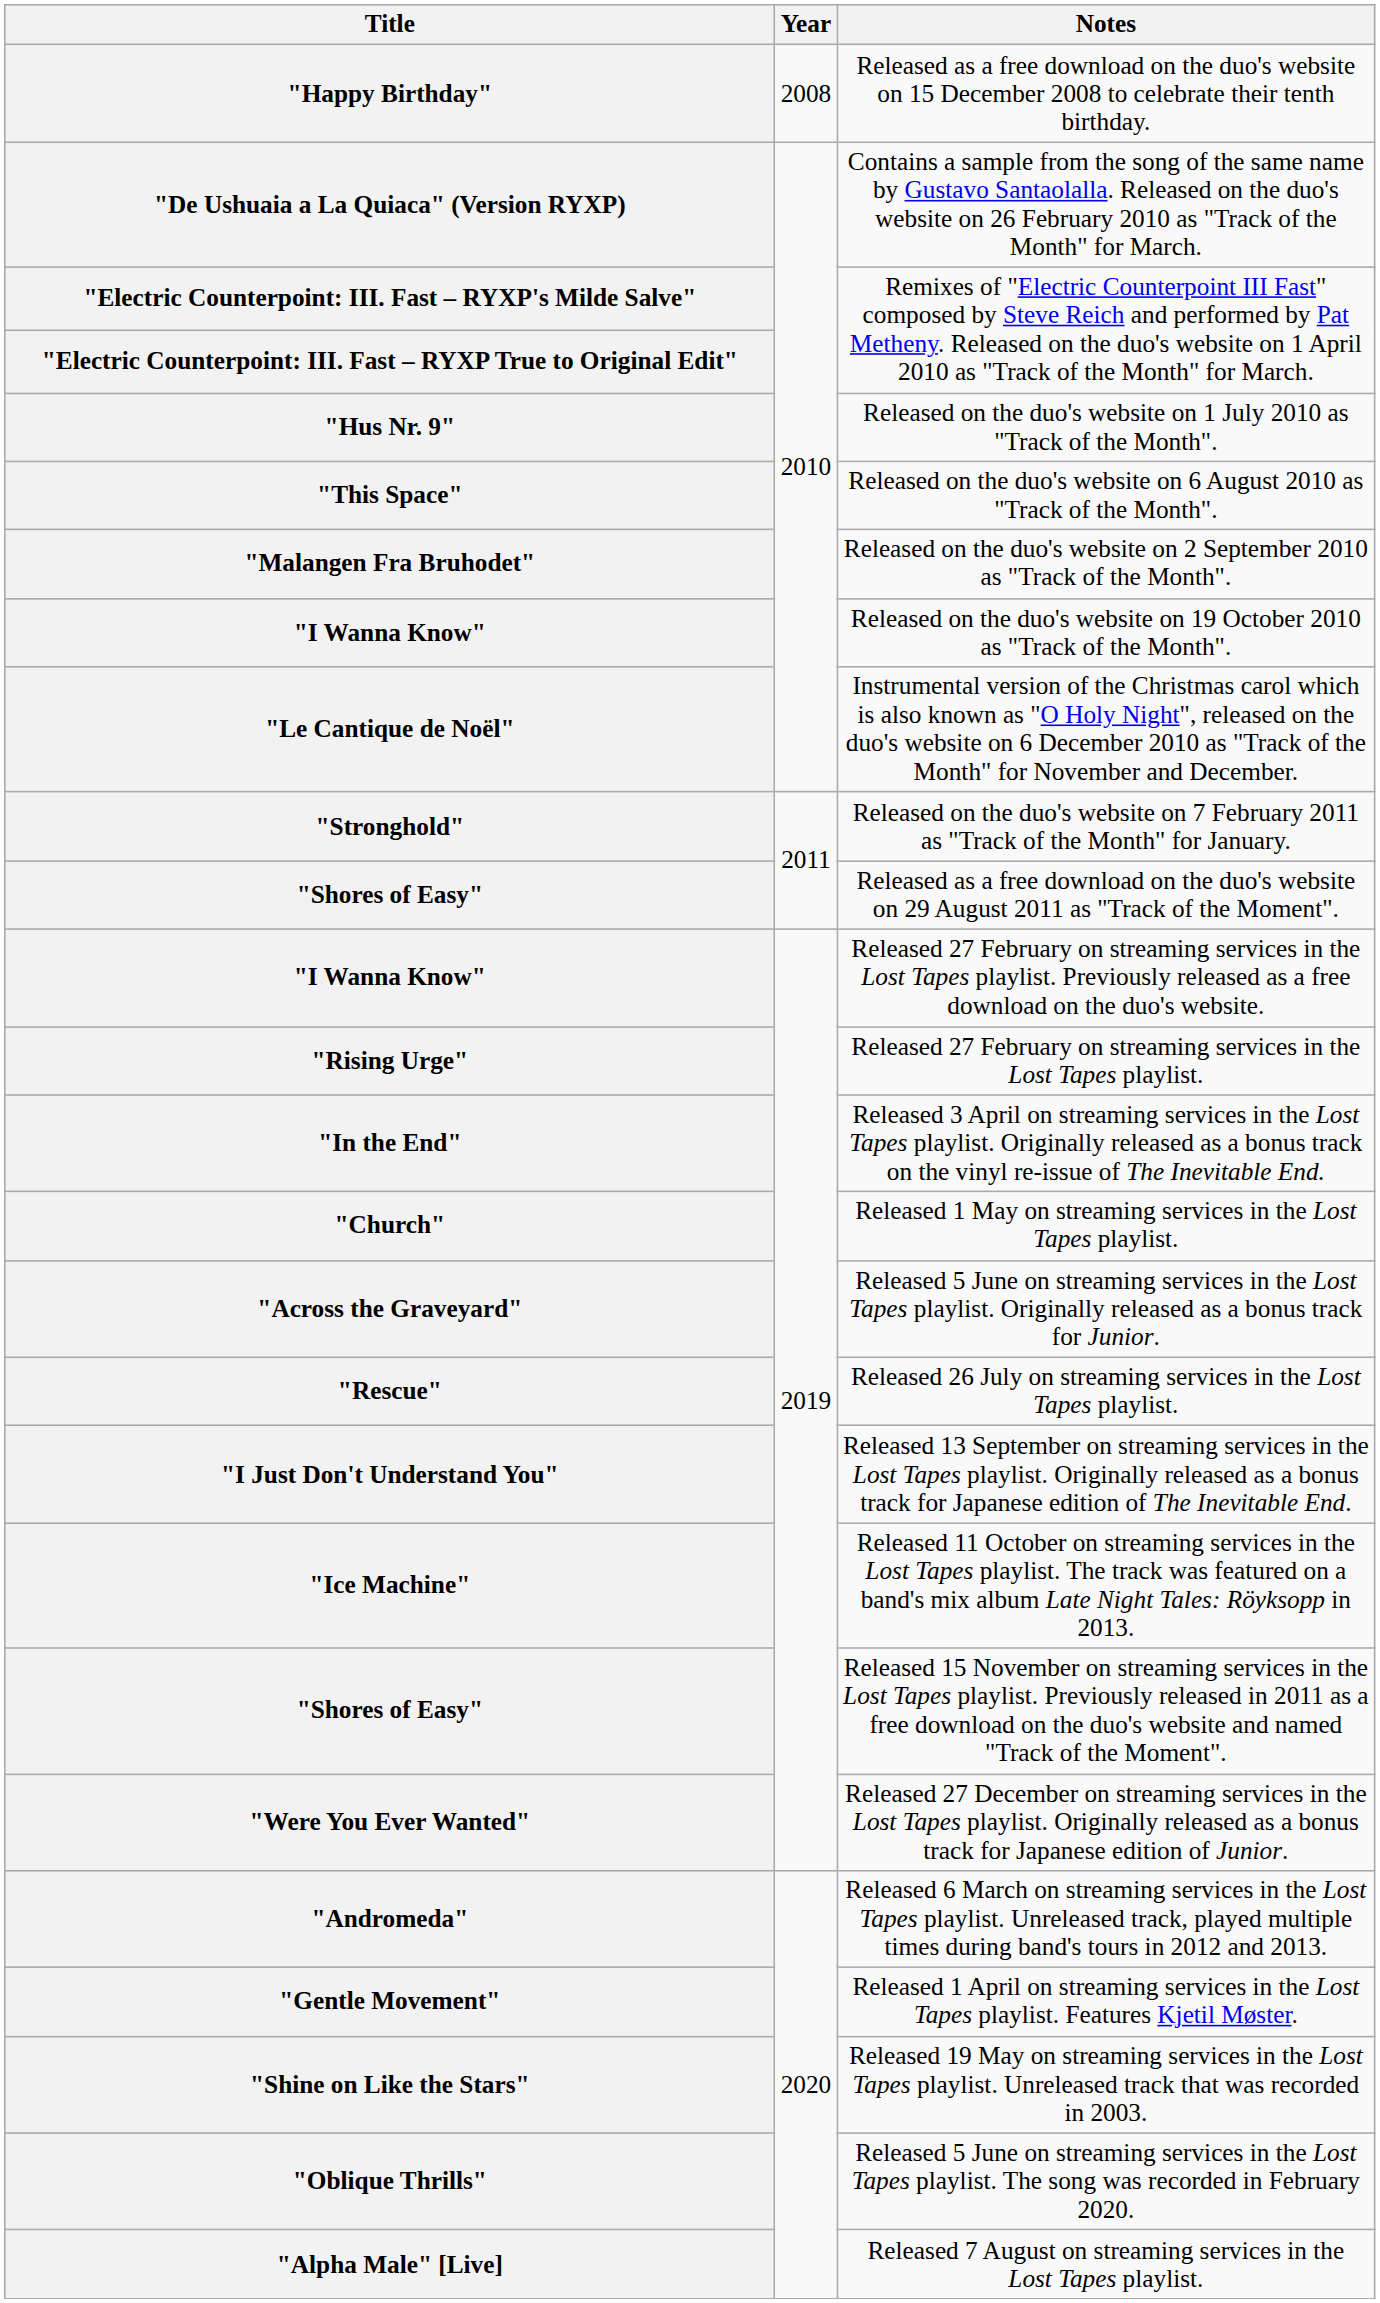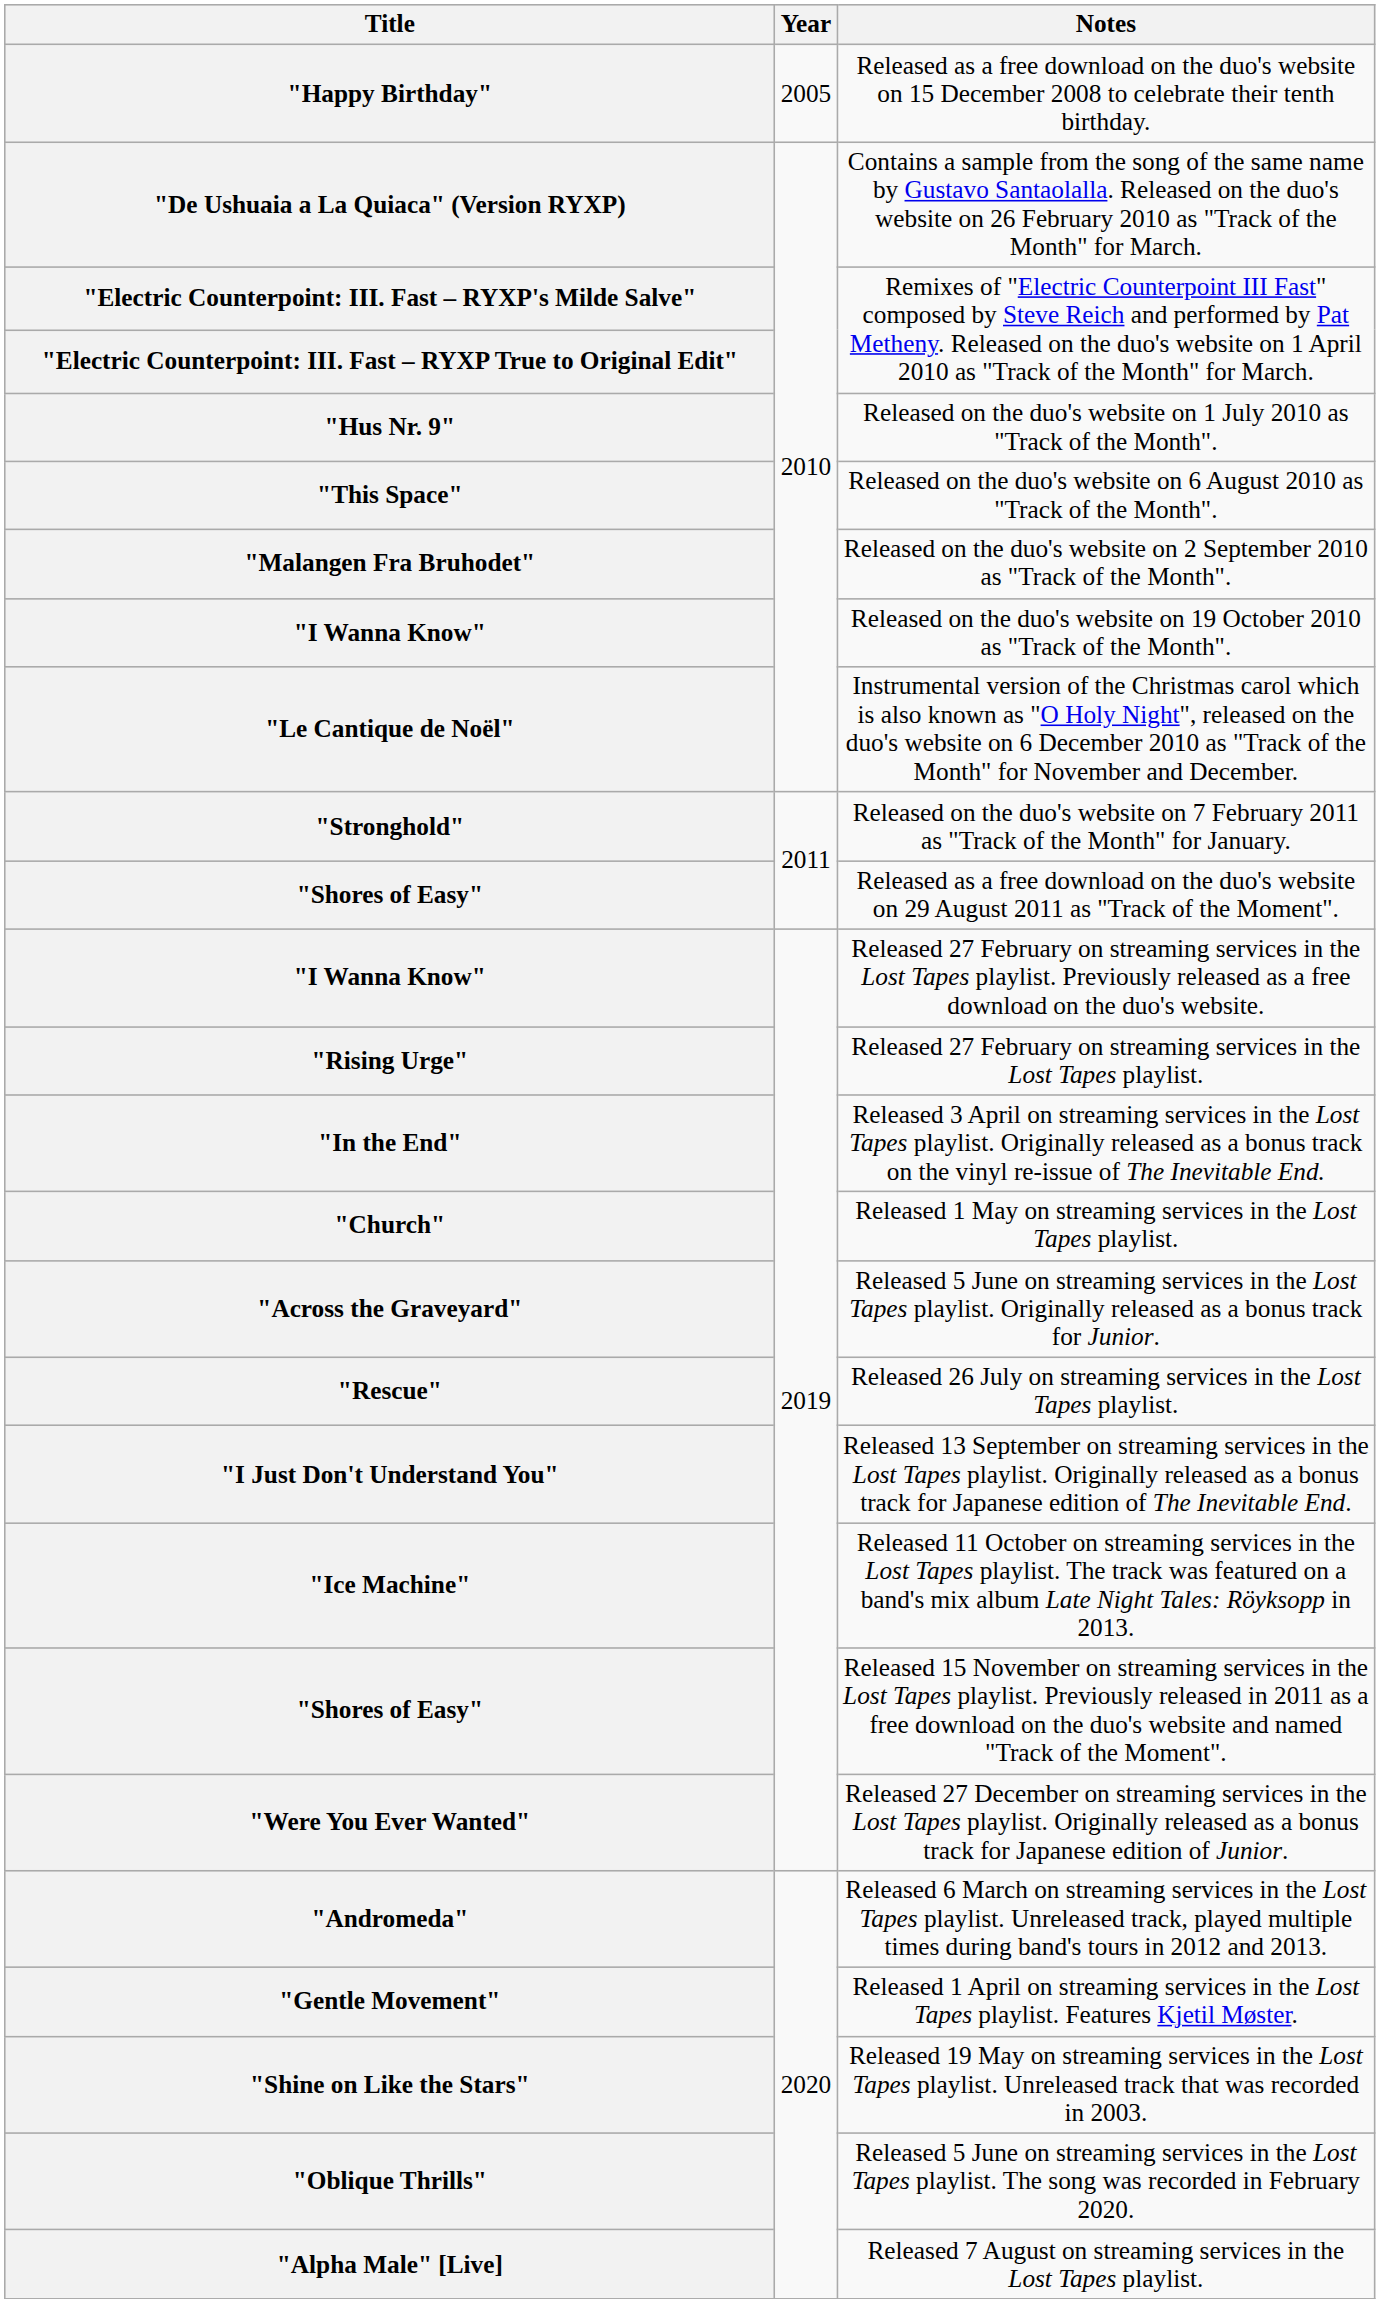(806, 93) 2008 -> (806, 93) 2005
